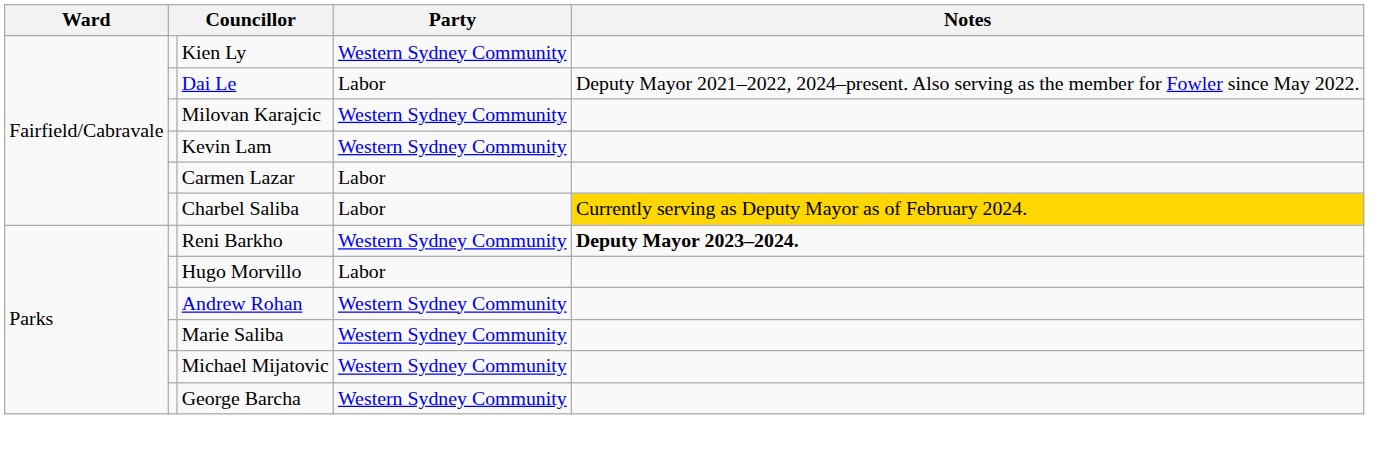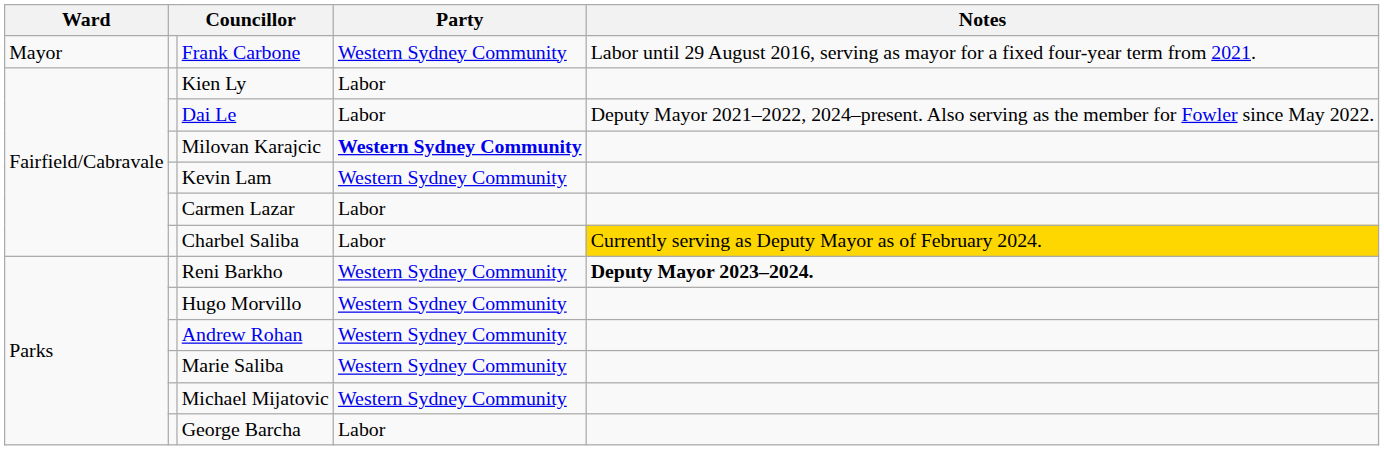+ row: (241, 51)
(452, 51) Western Sydney Community -> (362, 83) Labor
(452, 114) normal -> (460, 146) bold
(362, 271) Labor -> (452, 303) Western Sydney Community
(452, 397) Western Sydney Community -> (362, 429) Labor
